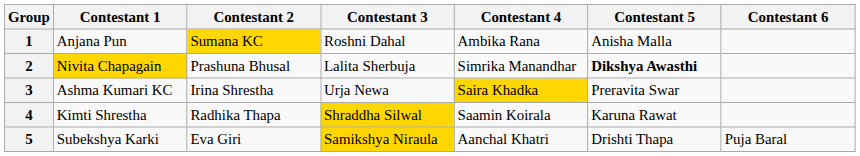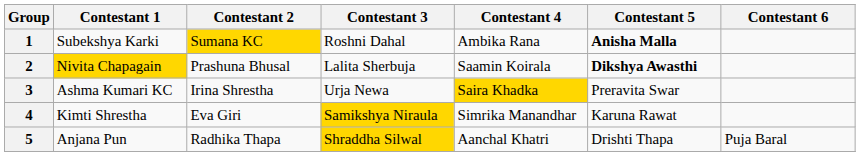(92, 41) Anjana Pun -> (108, 41) Subekshya Karki
(632, 41) normal -> (634, 41) bold
(517, 66) Simrika Manandhar -> (504, 66) Saamin Koirala
(236, 115) Radhika Thapa -> (216, 115) Eva Giri
(373, 115) Shraddha Silwal -> (381, 115) Samikshya Niraula
(504, 115) Saamin Koirala -> (517, 115) Simrika Manandhar
(108, 139) Subekshya Karki -> (92, 139) Anjana Pun
(216, 139) Eva Giri -> (236, 139) Radhika Thapa
(381, 139) Samikshya Niraula -> (373, 139) Shraddha Silwal
